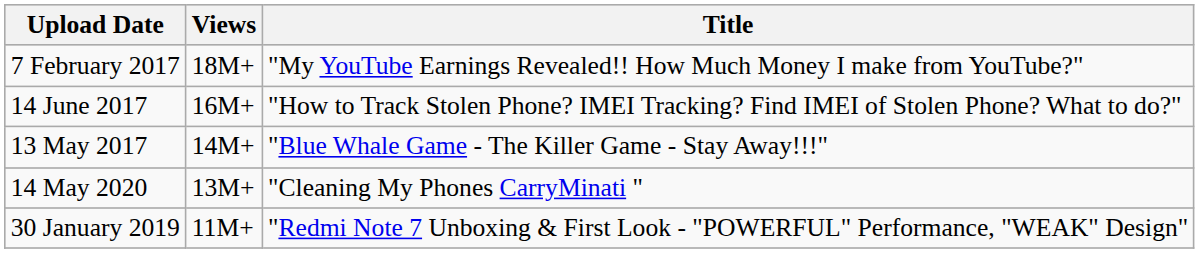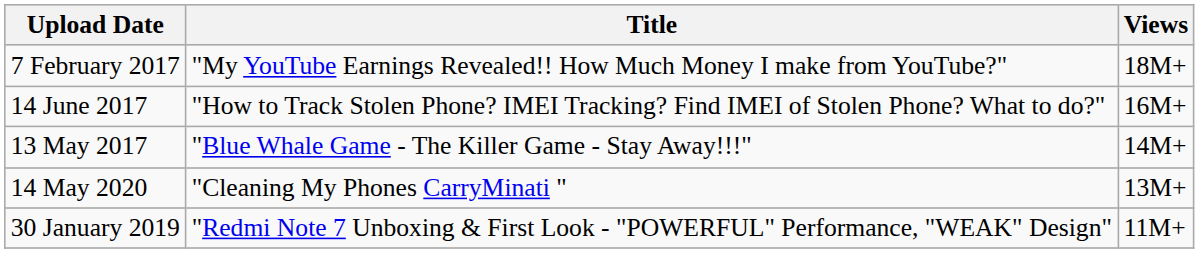columns swapped: (728, 24) <-> (224, 24)
